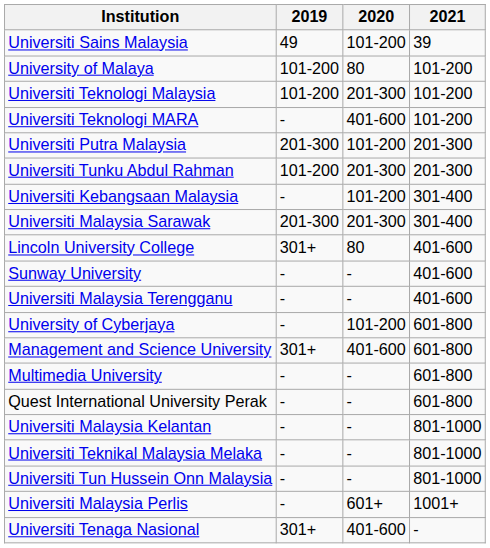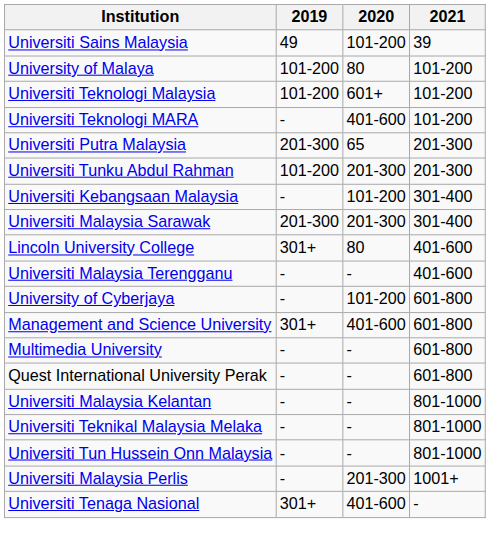(376, 94) 201-300 -> (365, 94) 601+
(376, 145) 101-200 -> (355, 145) 65
- row: (75, 273)
(365, 504) 601+ -> (376, 478) 201-300
